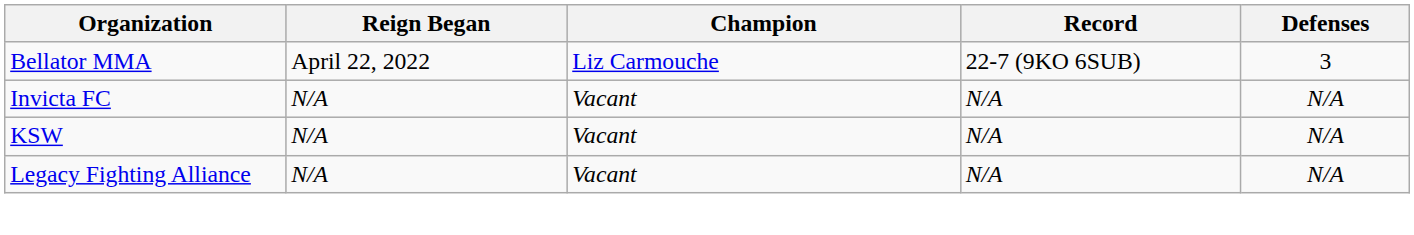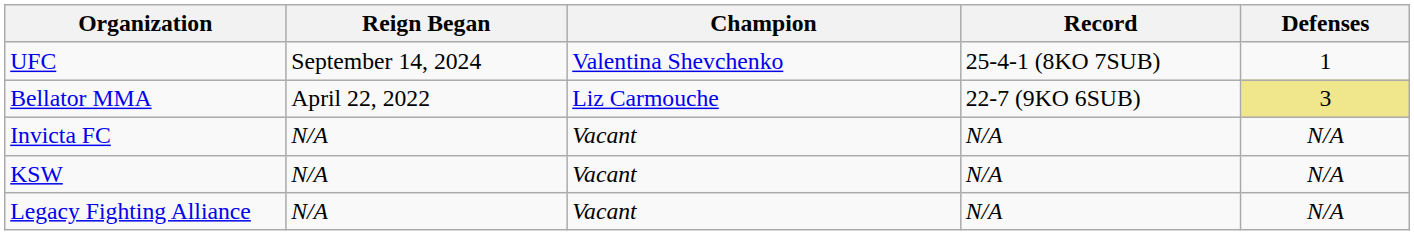+ row: (33, 60)
(1326, 60) no background -> (1326, 98) khaki background
